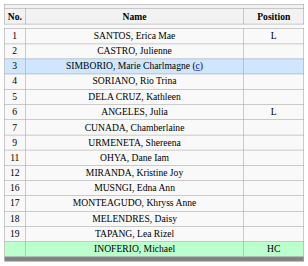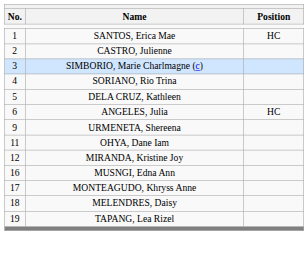(274, 36) L -> (274, 36) HC
(274, 112) L -> (274, 112) HC
- row: (15, 127)
- row: (15, 249)
